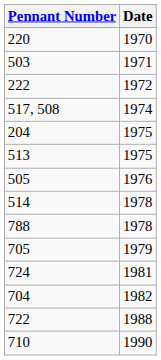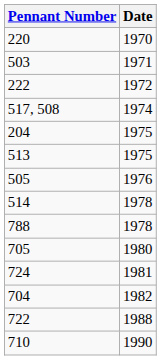(138, 249) 1979 -> (138, 249) 1980
